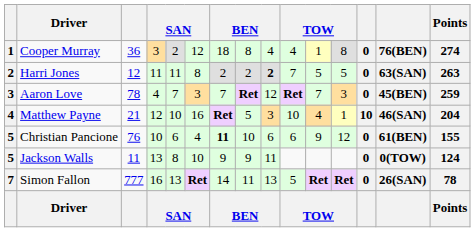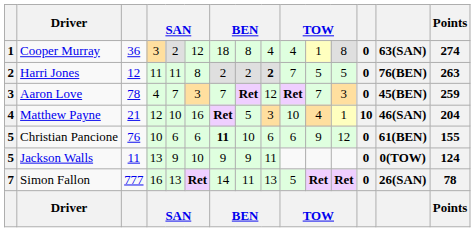(403, 51) 76(BEN) -> (403, 51) 63(SAN)
(403, 72) 63(SAN) -> (403, 72) 76(BEN)
(197, 136) 4 -> (197, 136) 6
(175, 157) 8 -> (175, 157) 9
